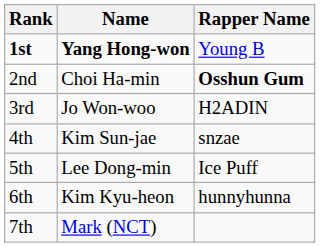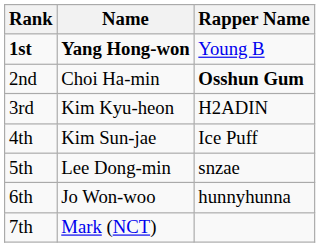(108, 108) Jo Won-woo -> (118, 108) Kim Kyu-heon
(219, 138) snzae -> (228, 138) Ice Puff
(228, 167) Ice Puff -> (219, 167) snzae
(118, 197) Kim Kyu-heon -> (108, 197) Jo Won-woo
